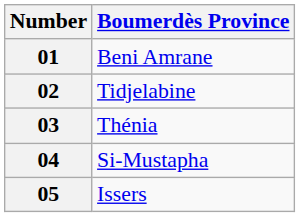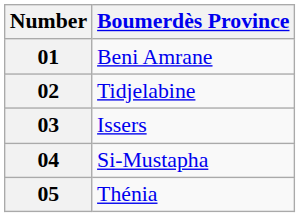(127, 125) Thénia -> (122, 125) Issers
(122, 194) Issers -> (127, 194) Thénia
